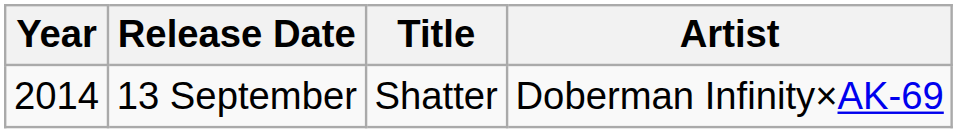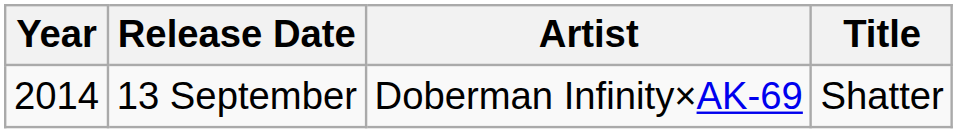columns swapped: (436, 34) <-> (730, 34)
